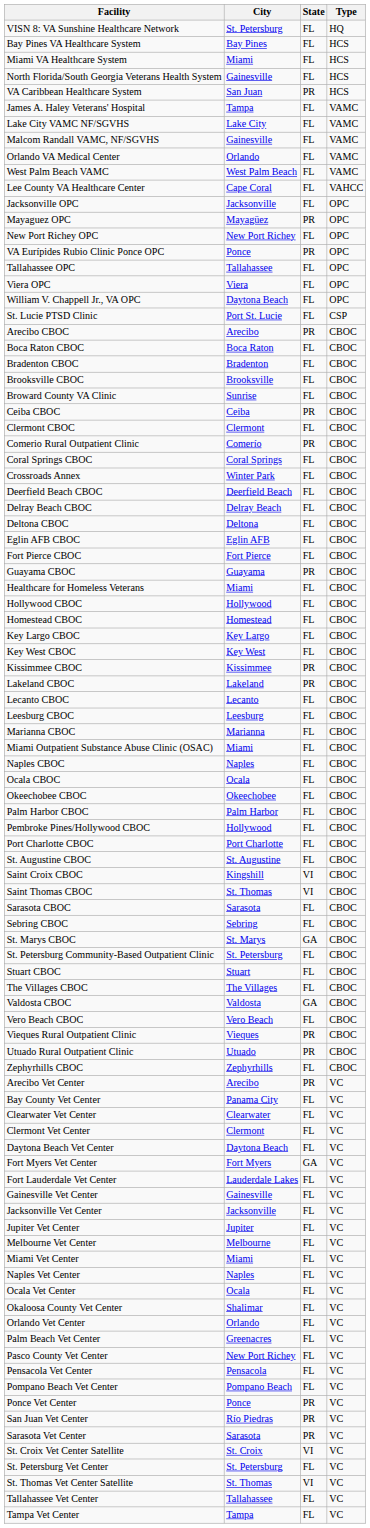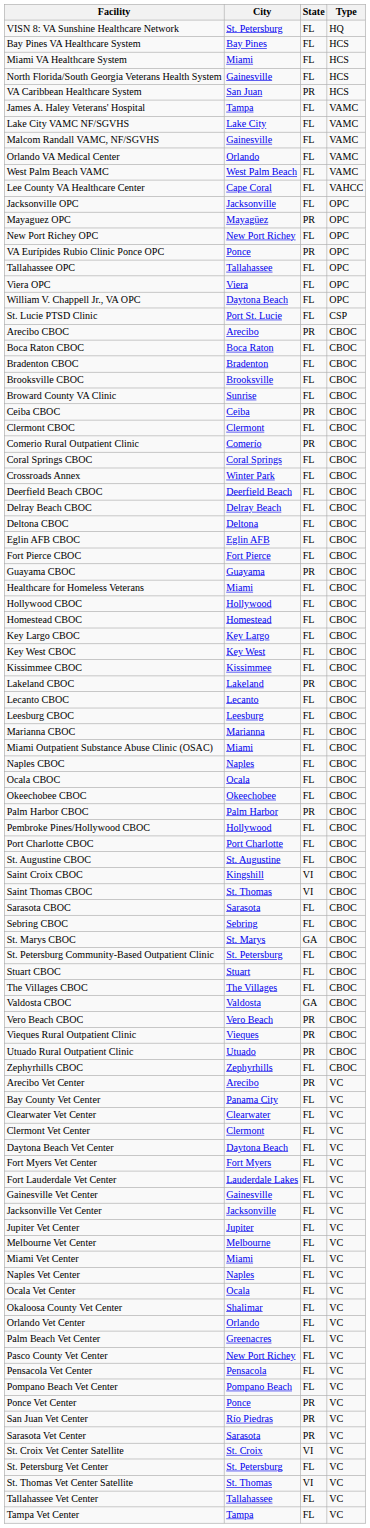(309, 667) PR -> (309, 667) FL
(309, 811) FL -> (309, 811) PR
(309, 1019) FL -> (309, 1019) PR
(310, 1163) GA -> (309, 1163) FL
